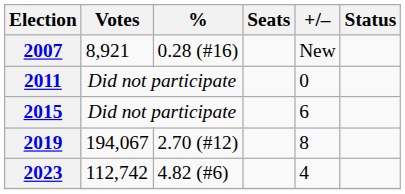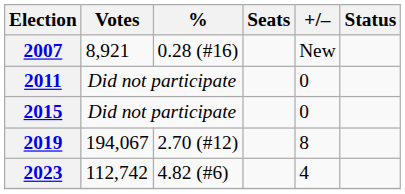(304, 111) 6 -> (304, 111) 0
